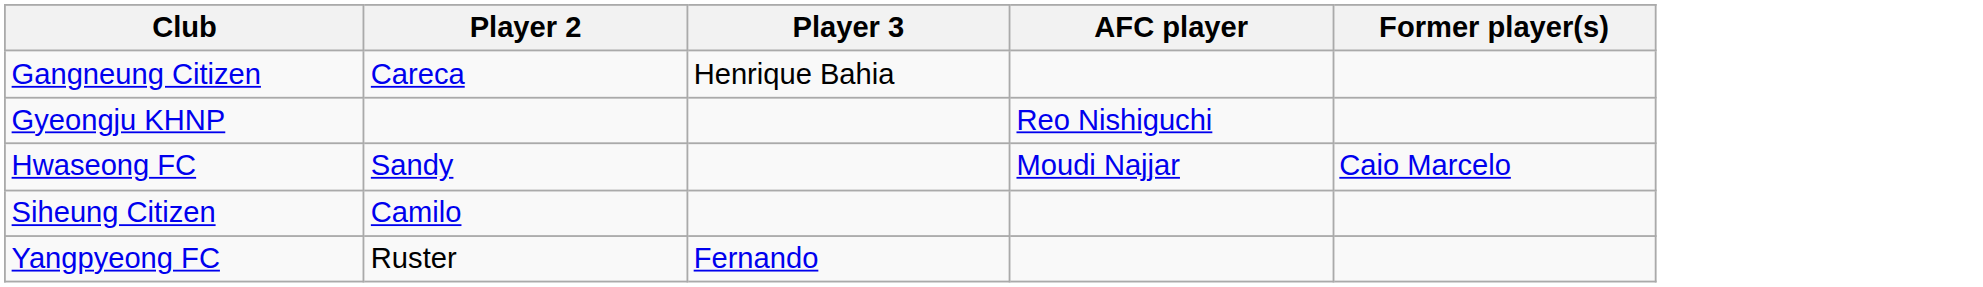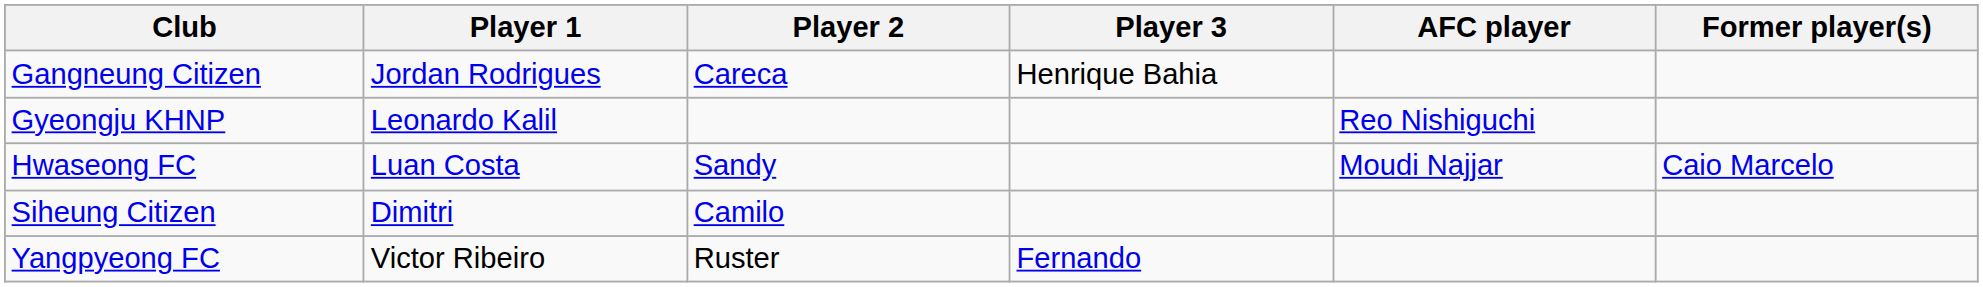+ column: (526, 27)
